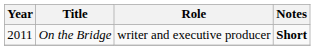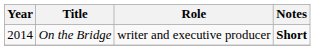(20, 34) 2011 -> (20, 34) 2014
